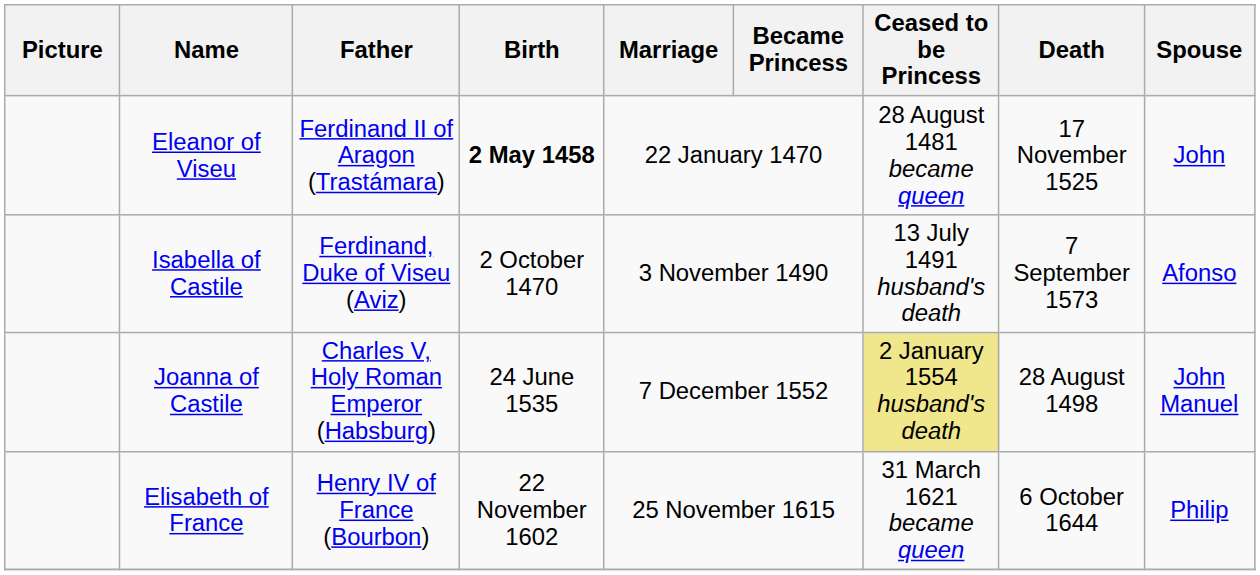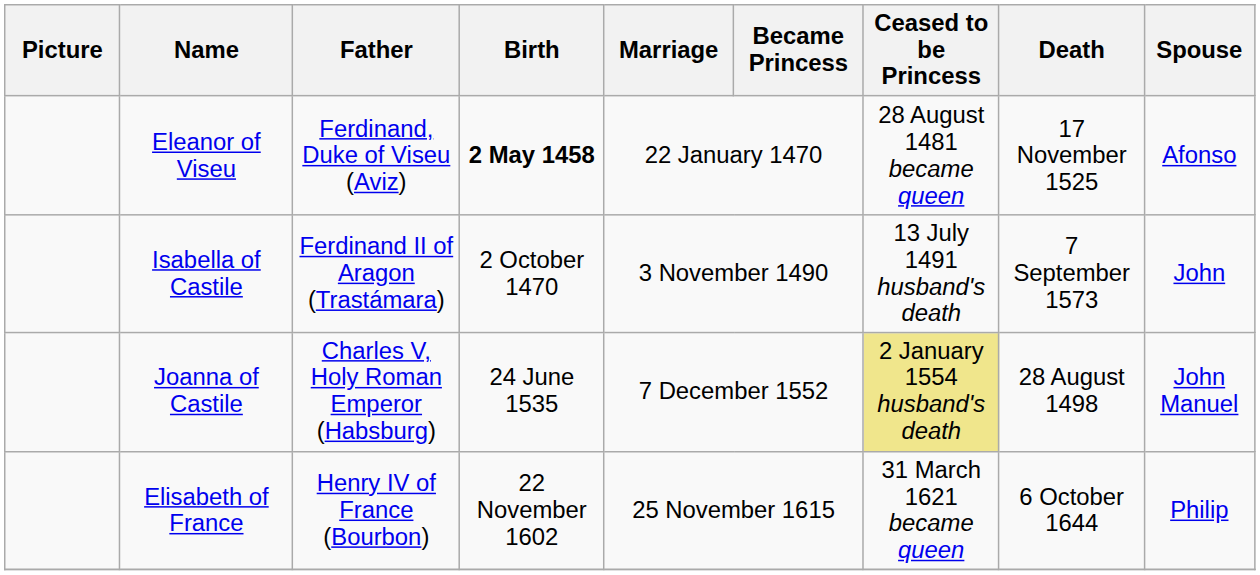(376, 155) Ferdinand II of Aragon (Trastámara) -> (376, 155) Ferdinand, Duke of Viseu (Aviz)
(1199, 155) John -> (1199, 155) Afonso
(376, 273) Ferdinand, Duke of Viseu (Aviz) -> (376, 273) Ferdinand II of Aragon (Trastámara)
(1199, 273) Afonso -> (1199, 273) John
